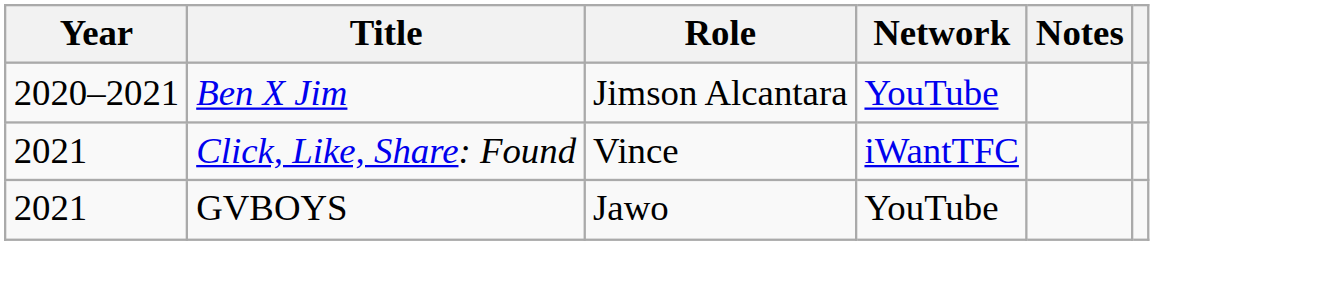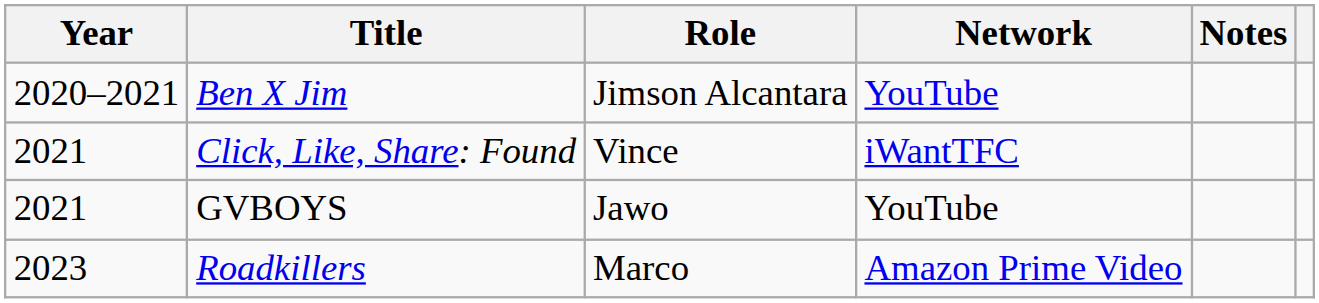+ row: (281, 267)
